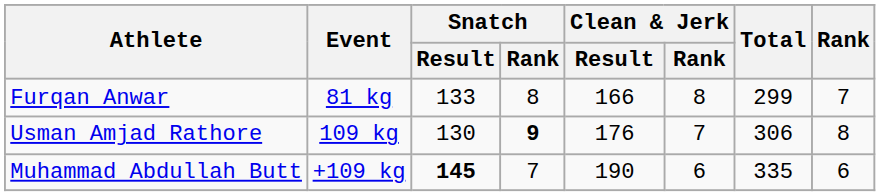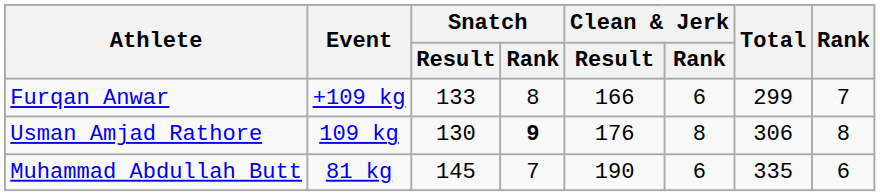(359, 98) 81 kg -> (359, 98) +109 kg
(699, 98) 8 -> (699, 98) 6
(699, 135) 7 -> (699, 135) 8
(359, 172) +109 kg -> (359, 172) 81 kg
(456, 172) bold -> (456, 172) normal
